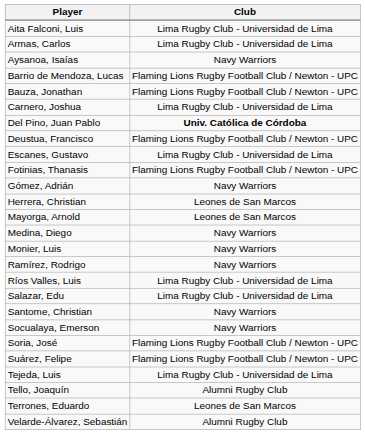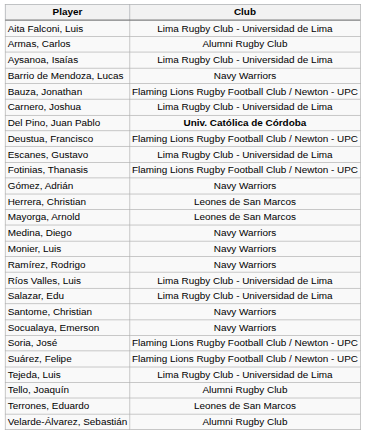(245, 44) Lima Rugby Club - Universidad de Lima -> (245, 44) Alumni Rugby Club
(245, 60) Navy Warriors -> (245, 60) Lima Rugby Club - Universidad de Lima
(245, 75) Flaming Lions Rugby Football Club / Newton - UPC -> (245, 75) Navy Warriors
